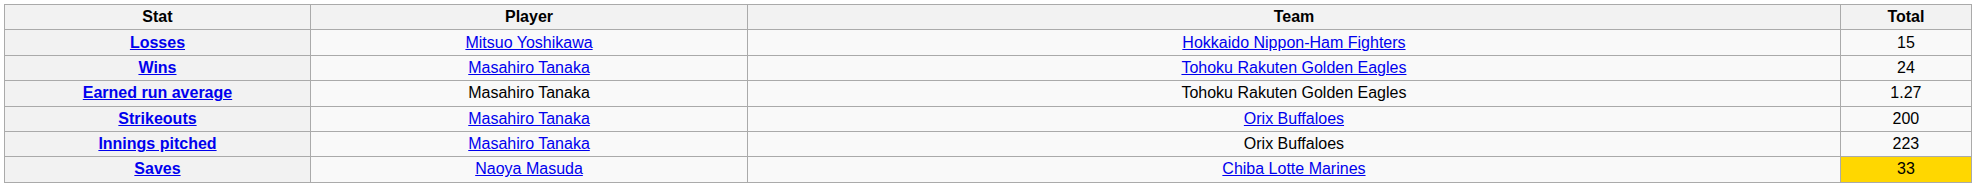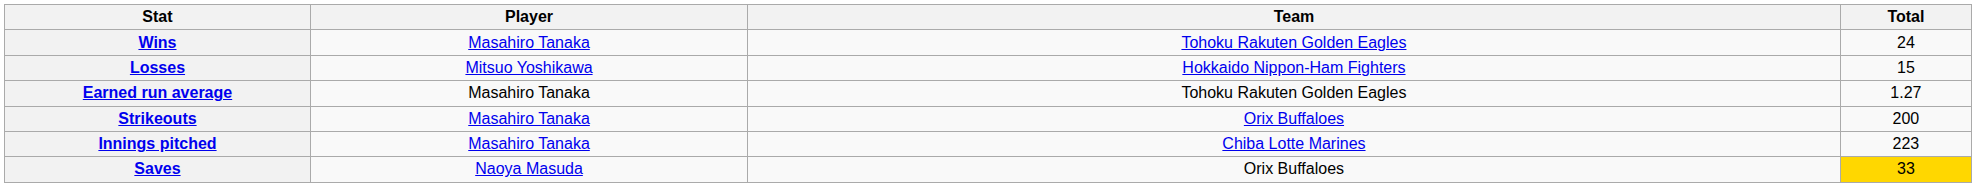rows swapped: (157, 67) <-> (157, 42)
(1294, 144) Orix Buffaloes -> (1294, 144) Chiba Lotte Marines
(1294, 169) Chiba Lotte Marines -> (1294, 169) Orix Buffaloes
